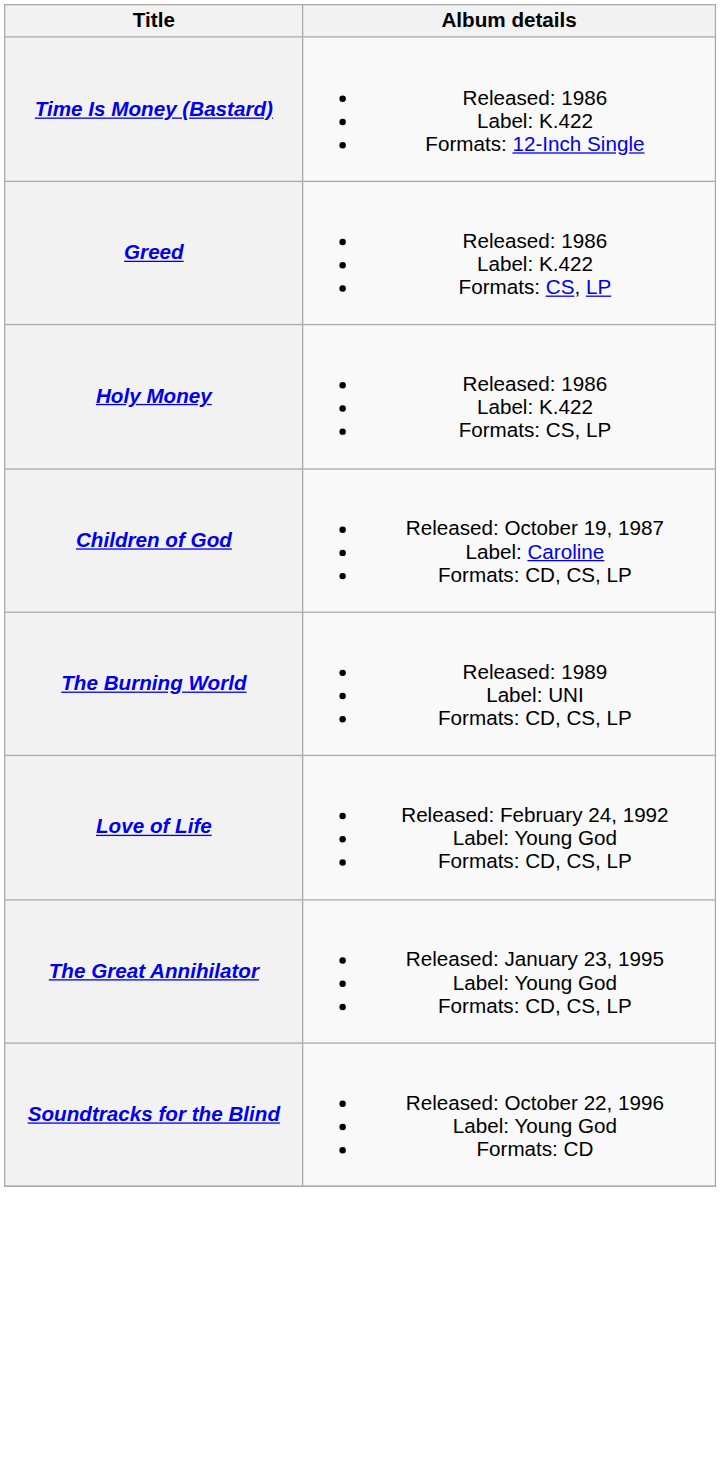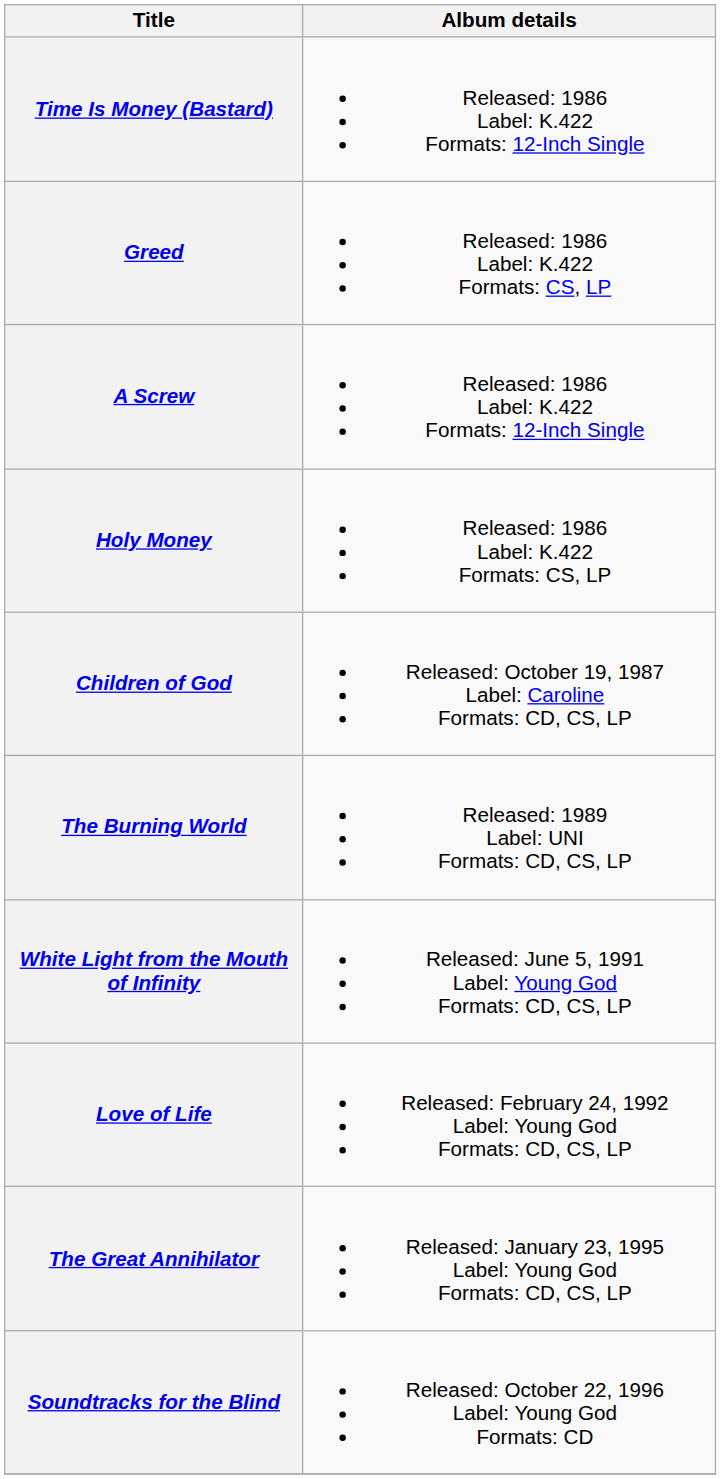+ row: (154, 396)
+ row: (154, 971)
